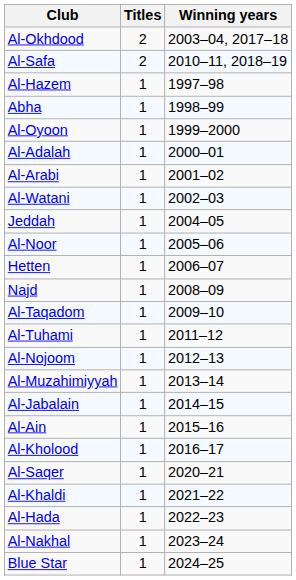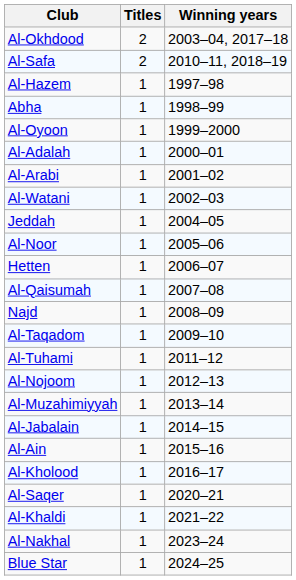+ row: (49, 289)
- row: (34, 518)
